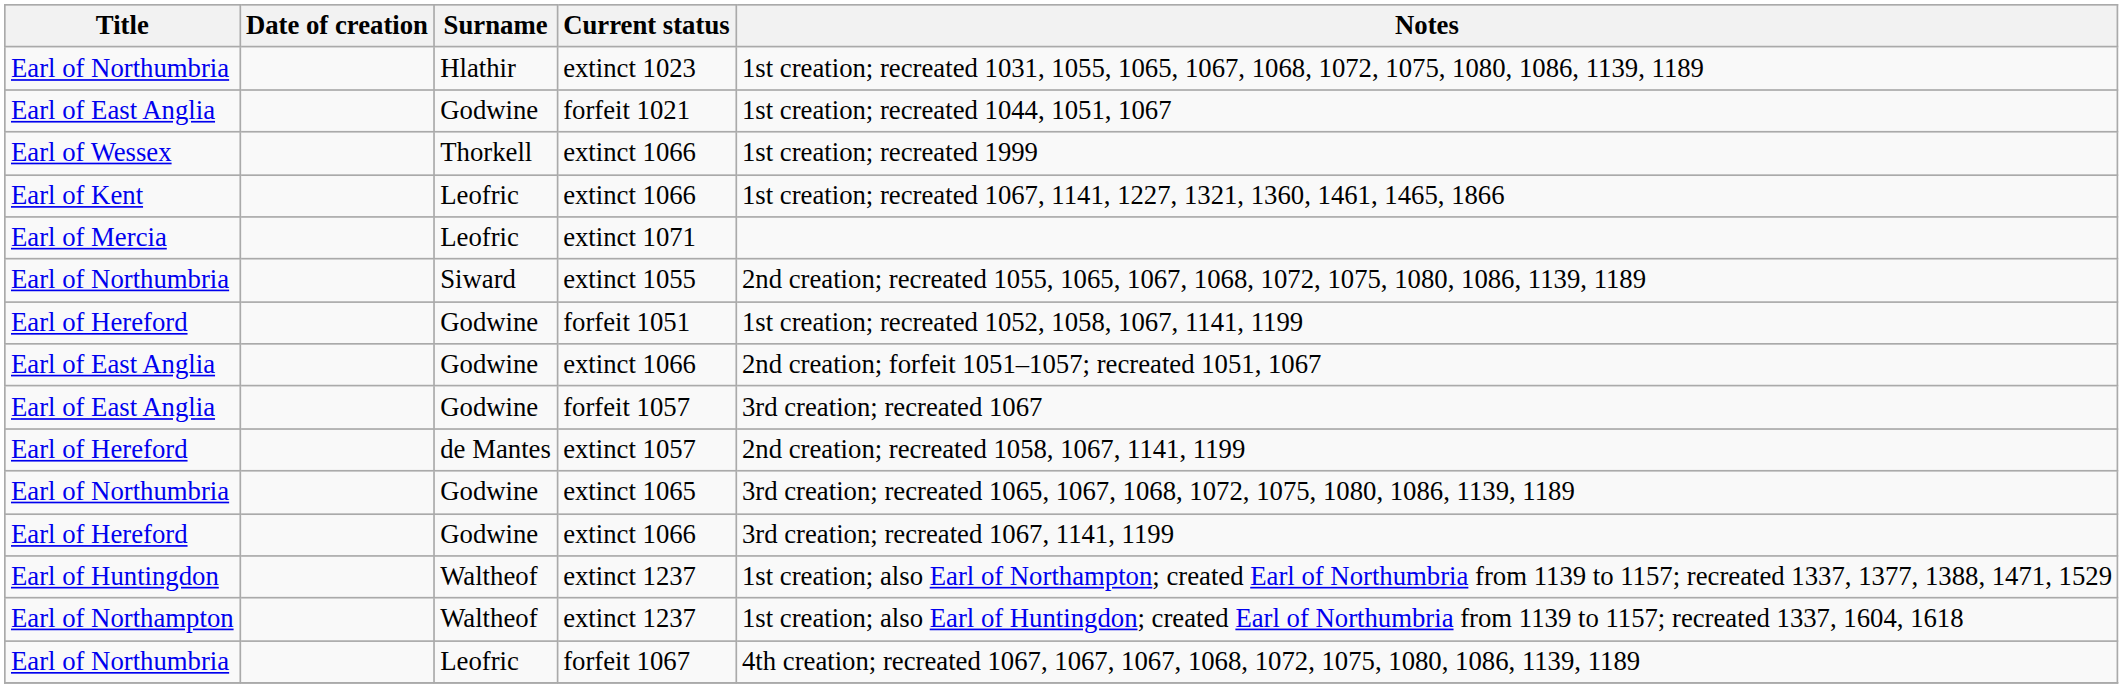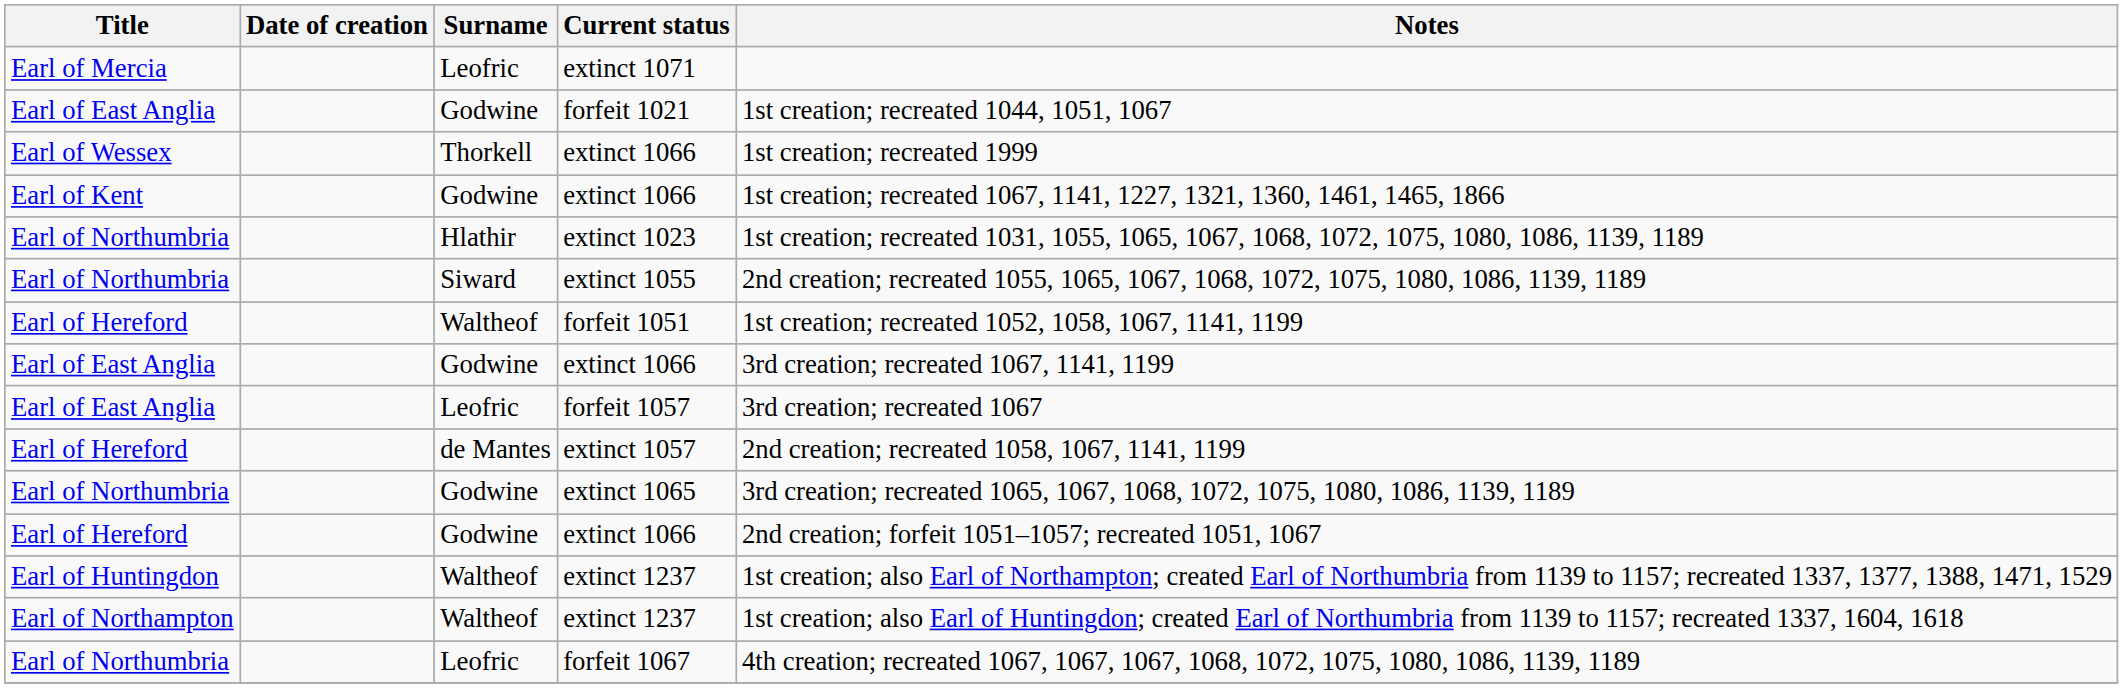rows swapped: (120, 68) <-> (89, 237)
(480, 195) Leofric -> (489, 195) Godwine
(489, 322) Godwine -> (489, 322) Waltheof
(1032, 364) 2nd creation; forfeit 1051–1057; recreated 1051, 1067 -> (958, 364) 3rd creation; recreated 1067, 1141, 1199
(489, 407) Godwine -> (480, 407) Leofric
(958, 534) 3rd creation; recreated 1067, 1141, 1199 -> (1032, 534) 2nd creation; forfeit 1051–1057; recreated 1051, 1067
